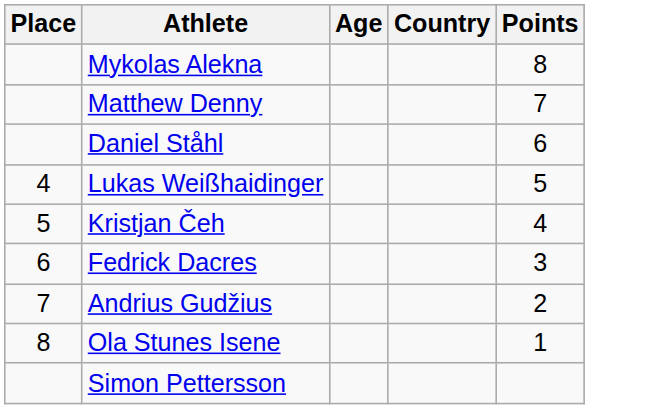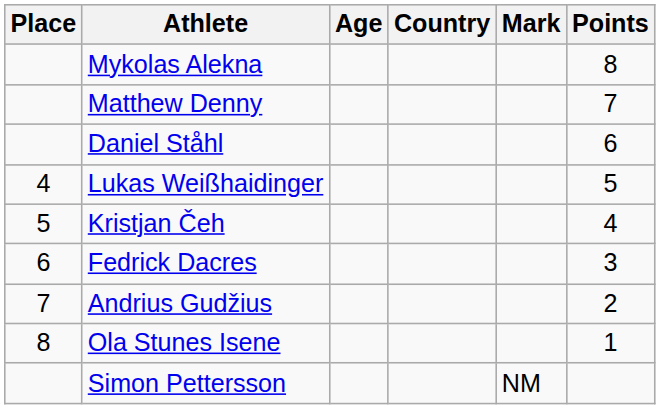+ column: (531, 24)
